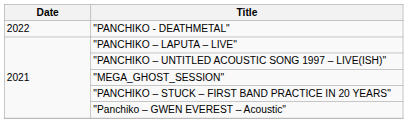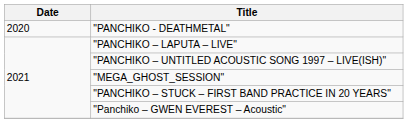(18, 28) 2022 -> (18, 28) 2020
